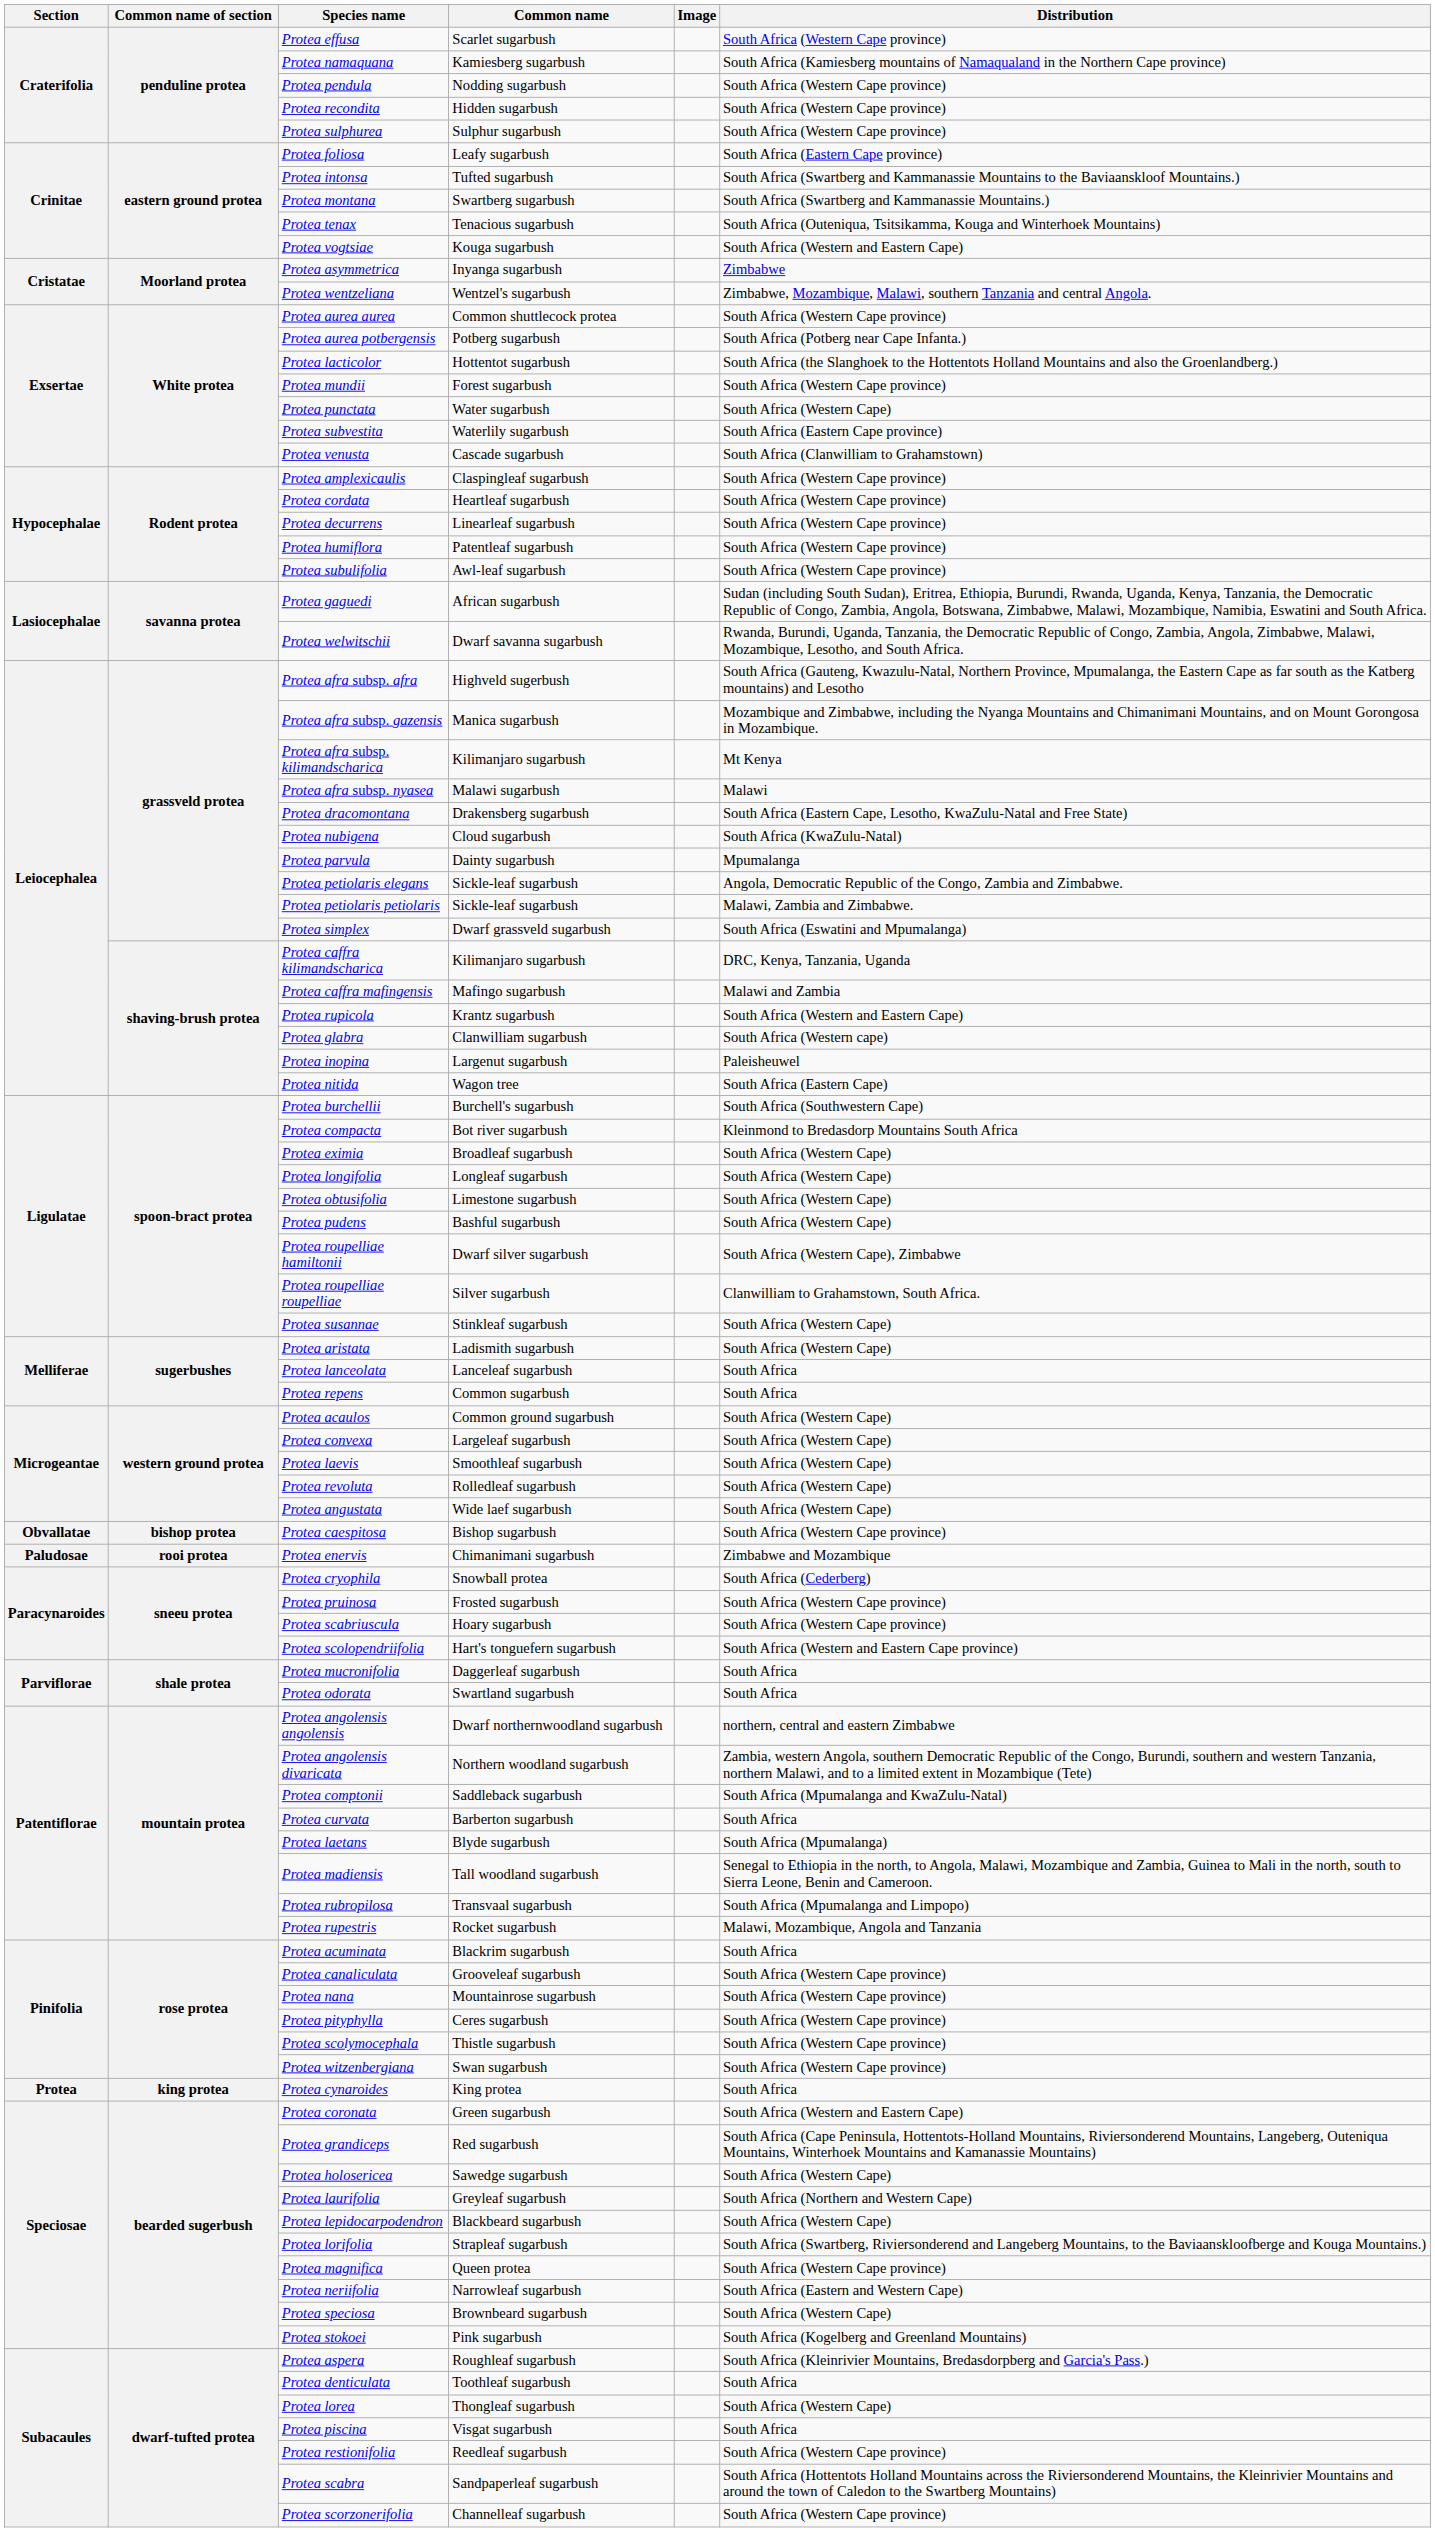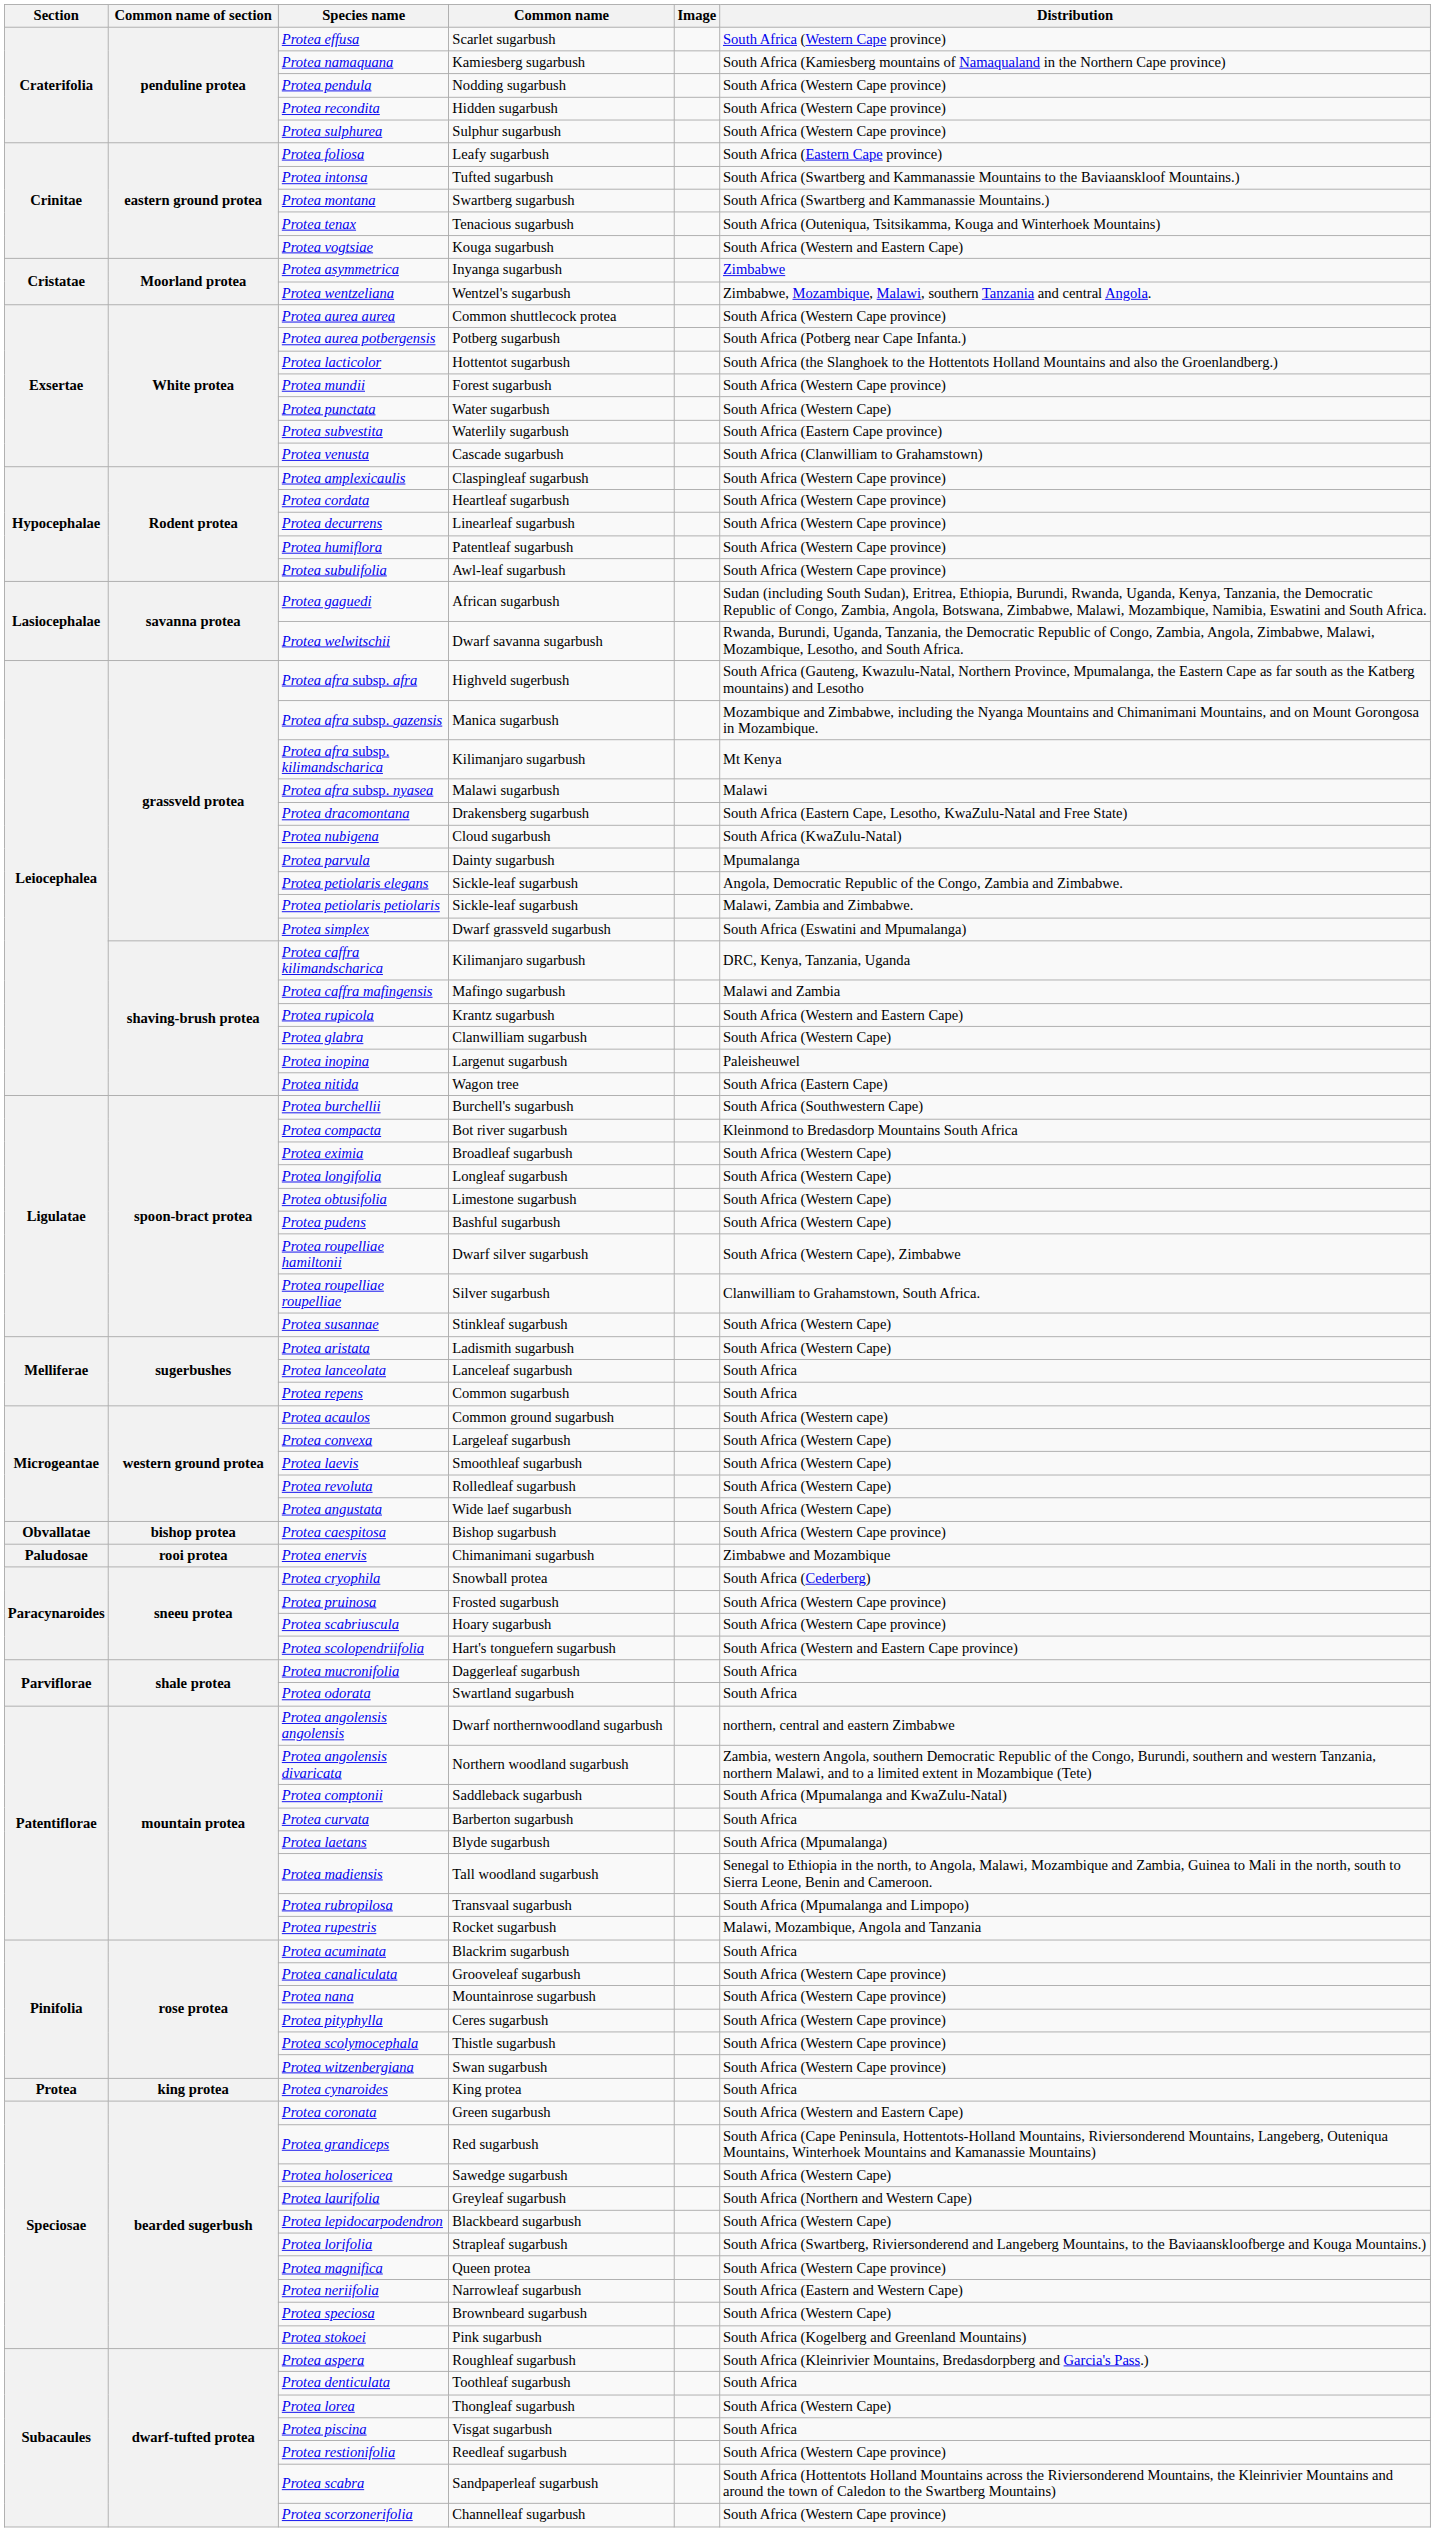(805, 1037) South Africa (Western cape) -> (807, 1037) South Africa (Western Cape)
(807, 1417) South Africa (Western Cape) -> (805, 1417) South Africa (Western cape)
